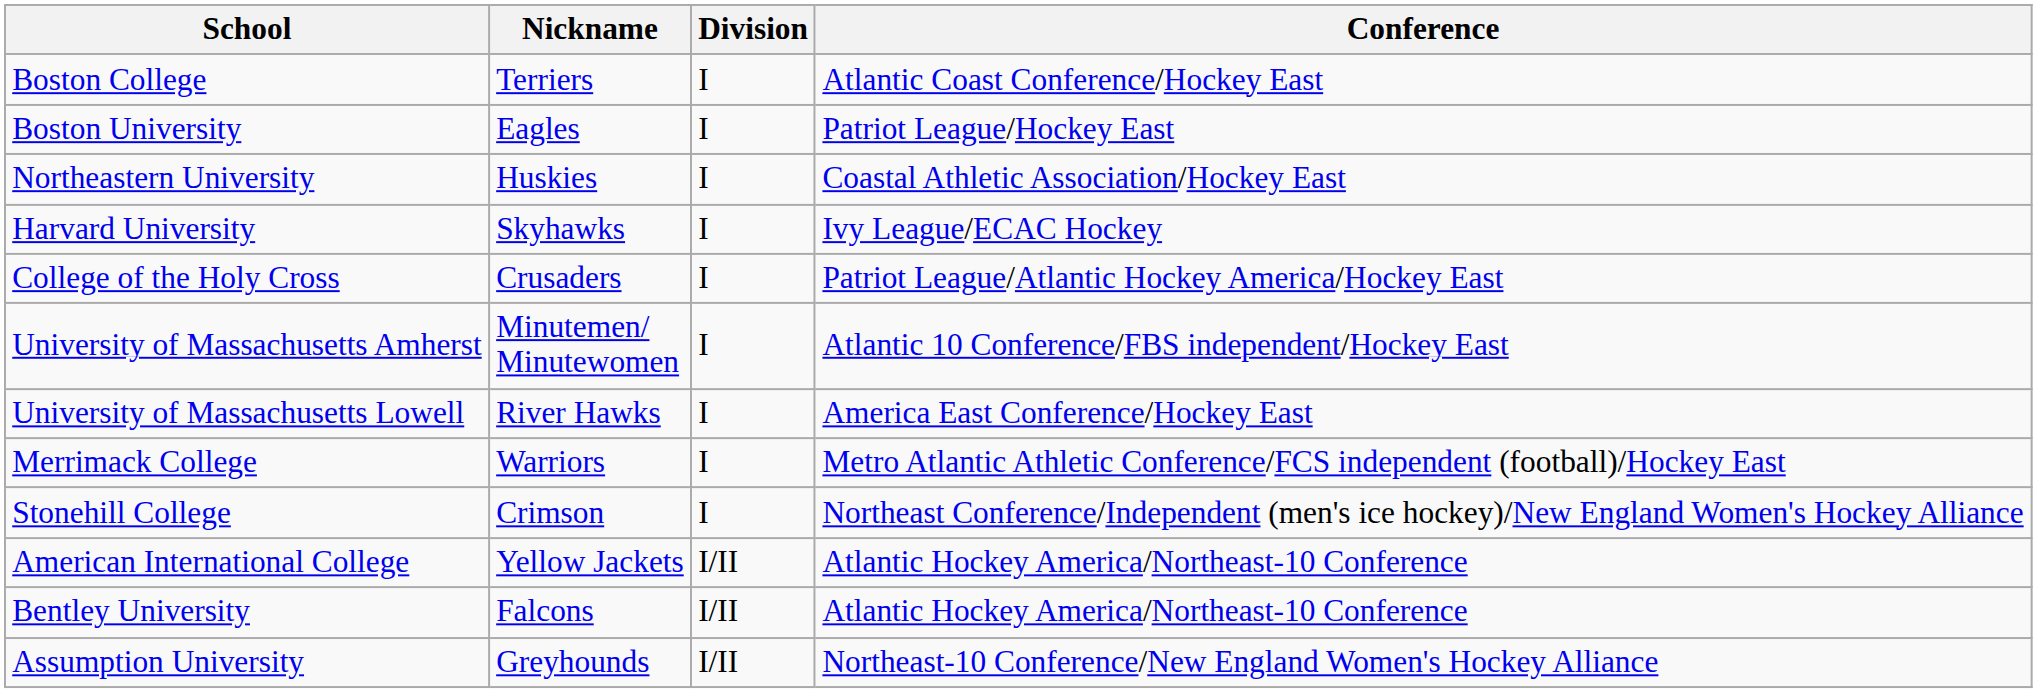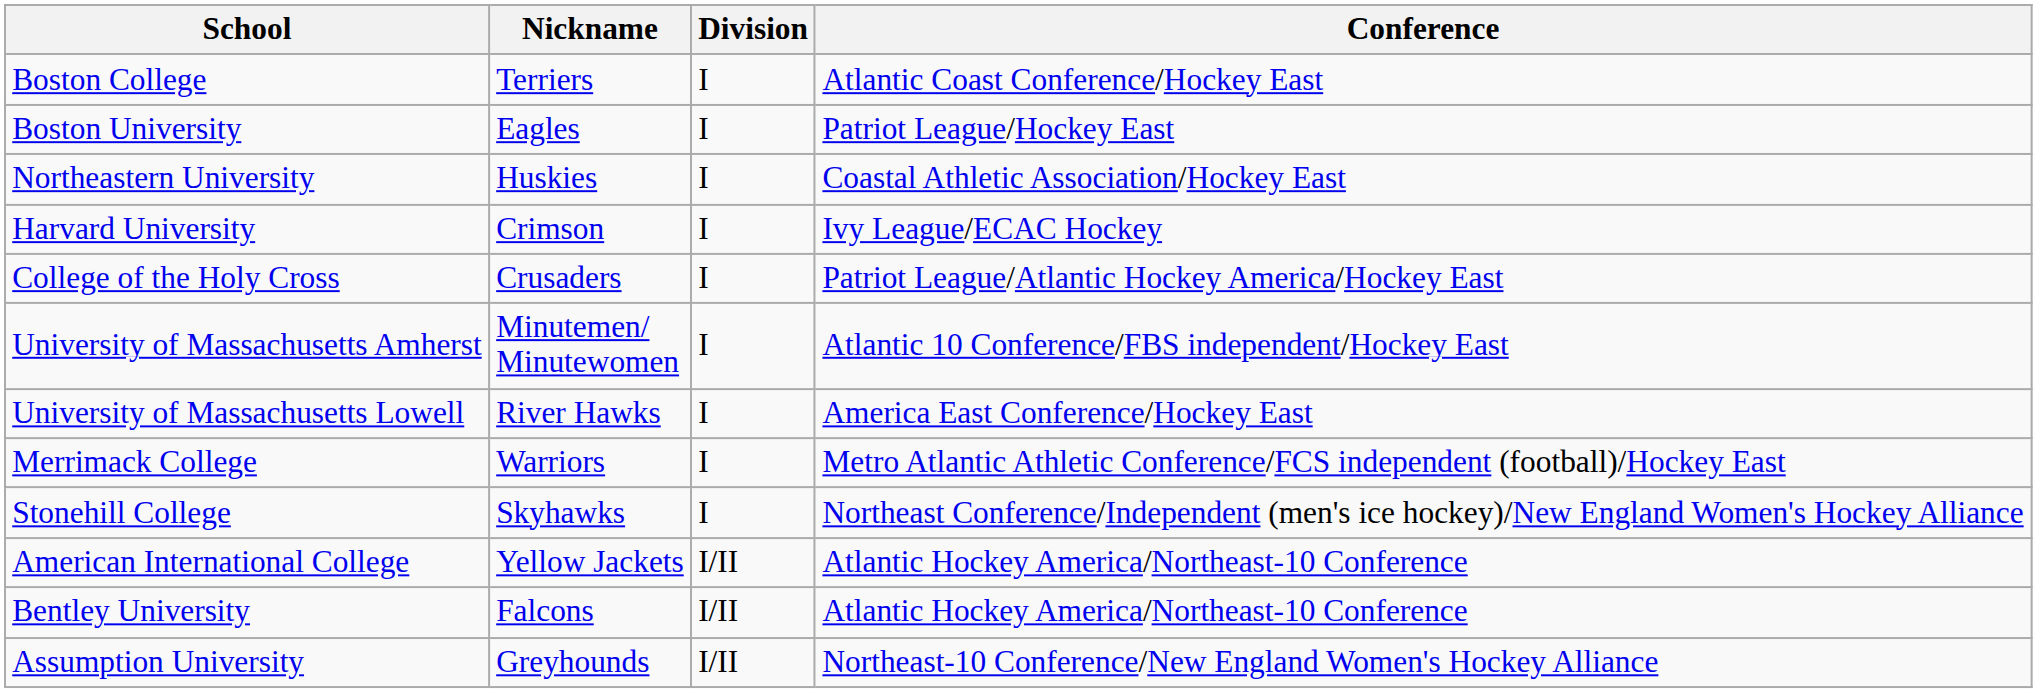(561, 228) Skyhawks -> (550, 228) Crimson
(550, 512) Crimson -> (561, 512) Skyhawks
